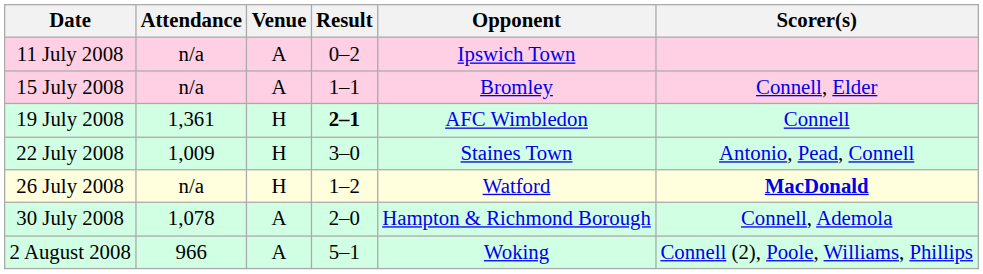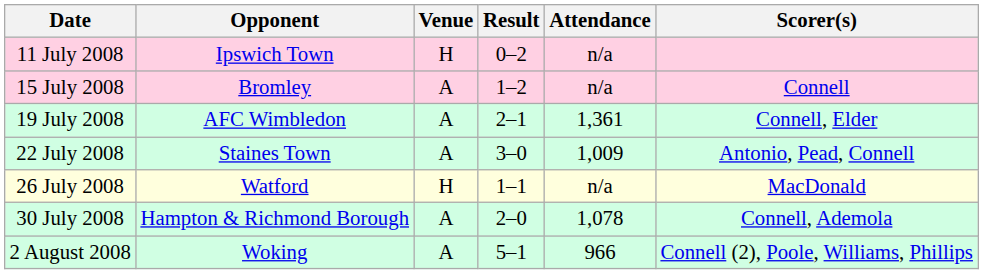columns swapped: (517, 20) <-> (191, 20)
(279, 53) A -> (446, 53) H
(344, 86) 1–1 -> (511, 86) 1–2
(817, 86) Connell, Elder -> (817, 86) Connell
(279, 119) H -> (446, 119) A
(344, 119) bold -> (511, 119) normal
(817, 119) Connell -> (817, 119) Connell, Elder
(279, 152) H -> (446, 152) A
(344, 185) 1–2 -> (511, 185) 1–1
(817, 185) bold -> (817, 185) normal
